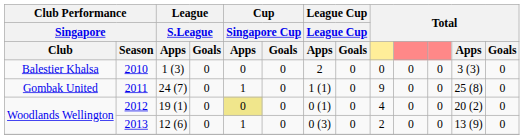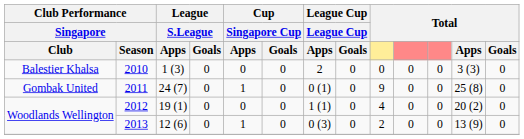(320, 87) 1 (1) -> (320, 87) 0 (1)
(243, 106) khaki background -> (243, 106) no background
(320, 106) 0 (1) -> (320, 106) 1 (1)
